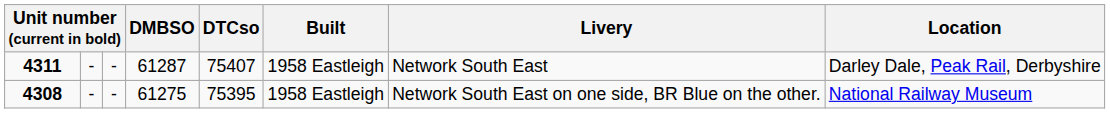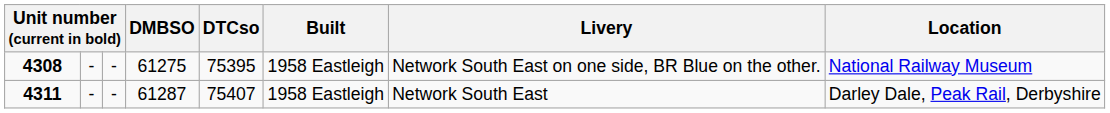rows swapped: (42, 94) <-> (42, 66)
